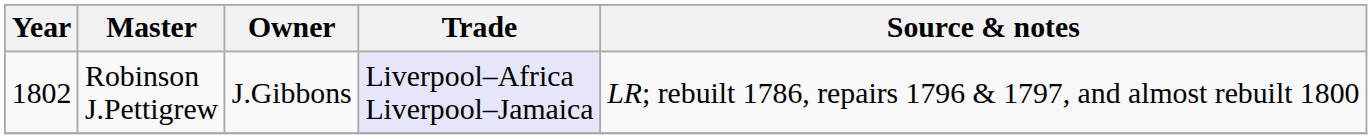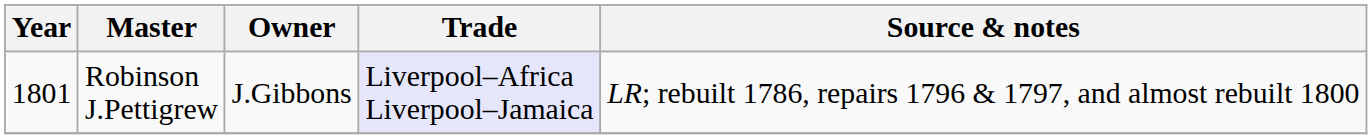(42, 92) 1802 -> (42, 92) 1801
